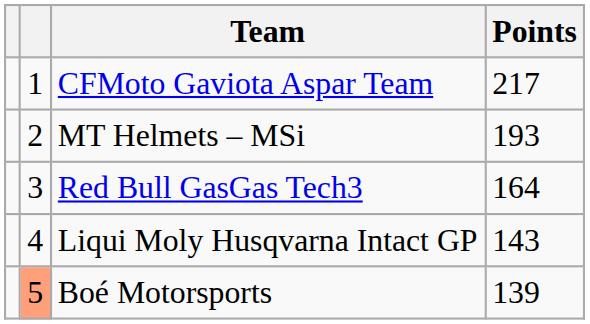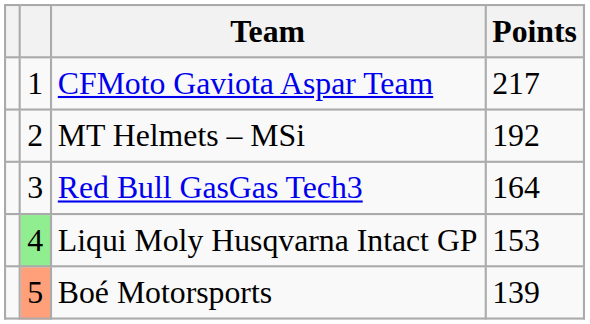(516, 135) 193 -> (516, 135) 192
(35, 240) no background -> (35, 240) lightgreen background
(516, 240) 143 -> (516, 240) 153
